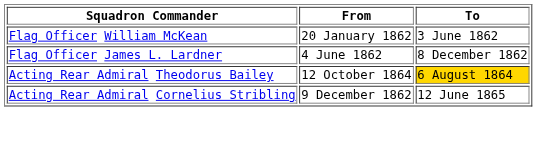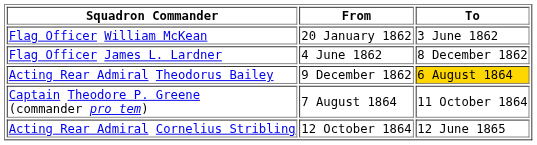(356, 75) 12 October 1864 -> (356, 75) 9 December 1862
+ row: (104, 102)
(356, 95) 9 December 1862 -> (356, 129) 12 October 1864
